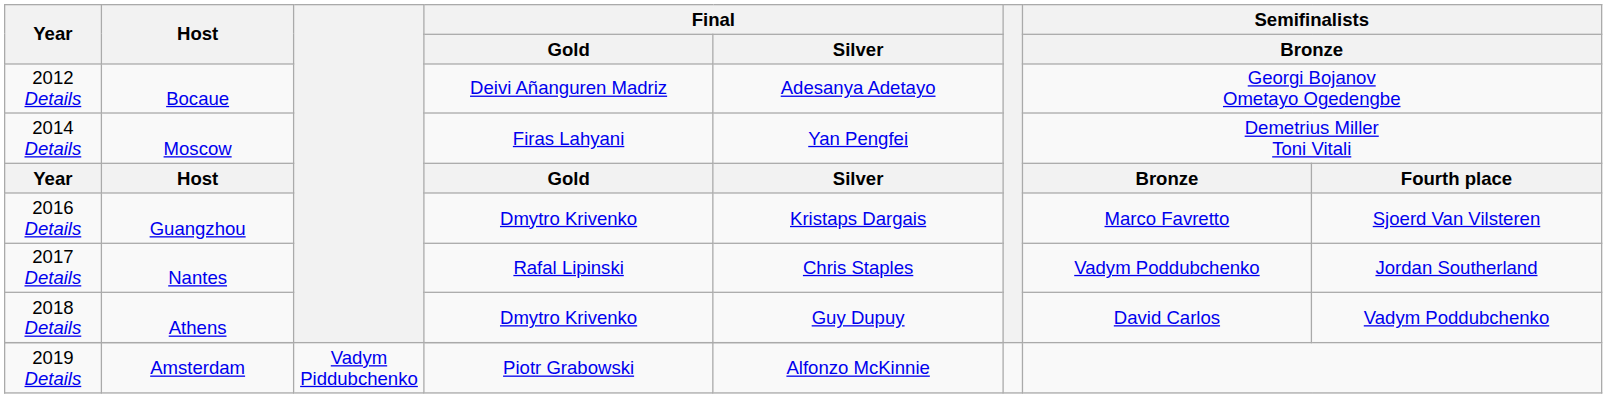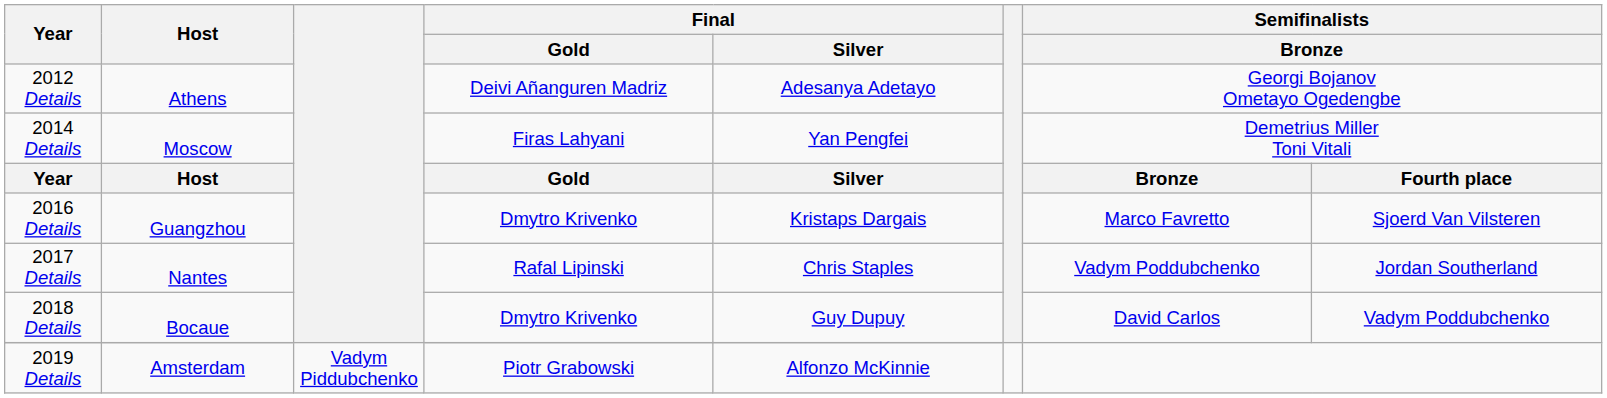(198, 99) Bocaue -> (198, 99) Athens
(198, 328) Athens -> (198, 328) Bocaue
